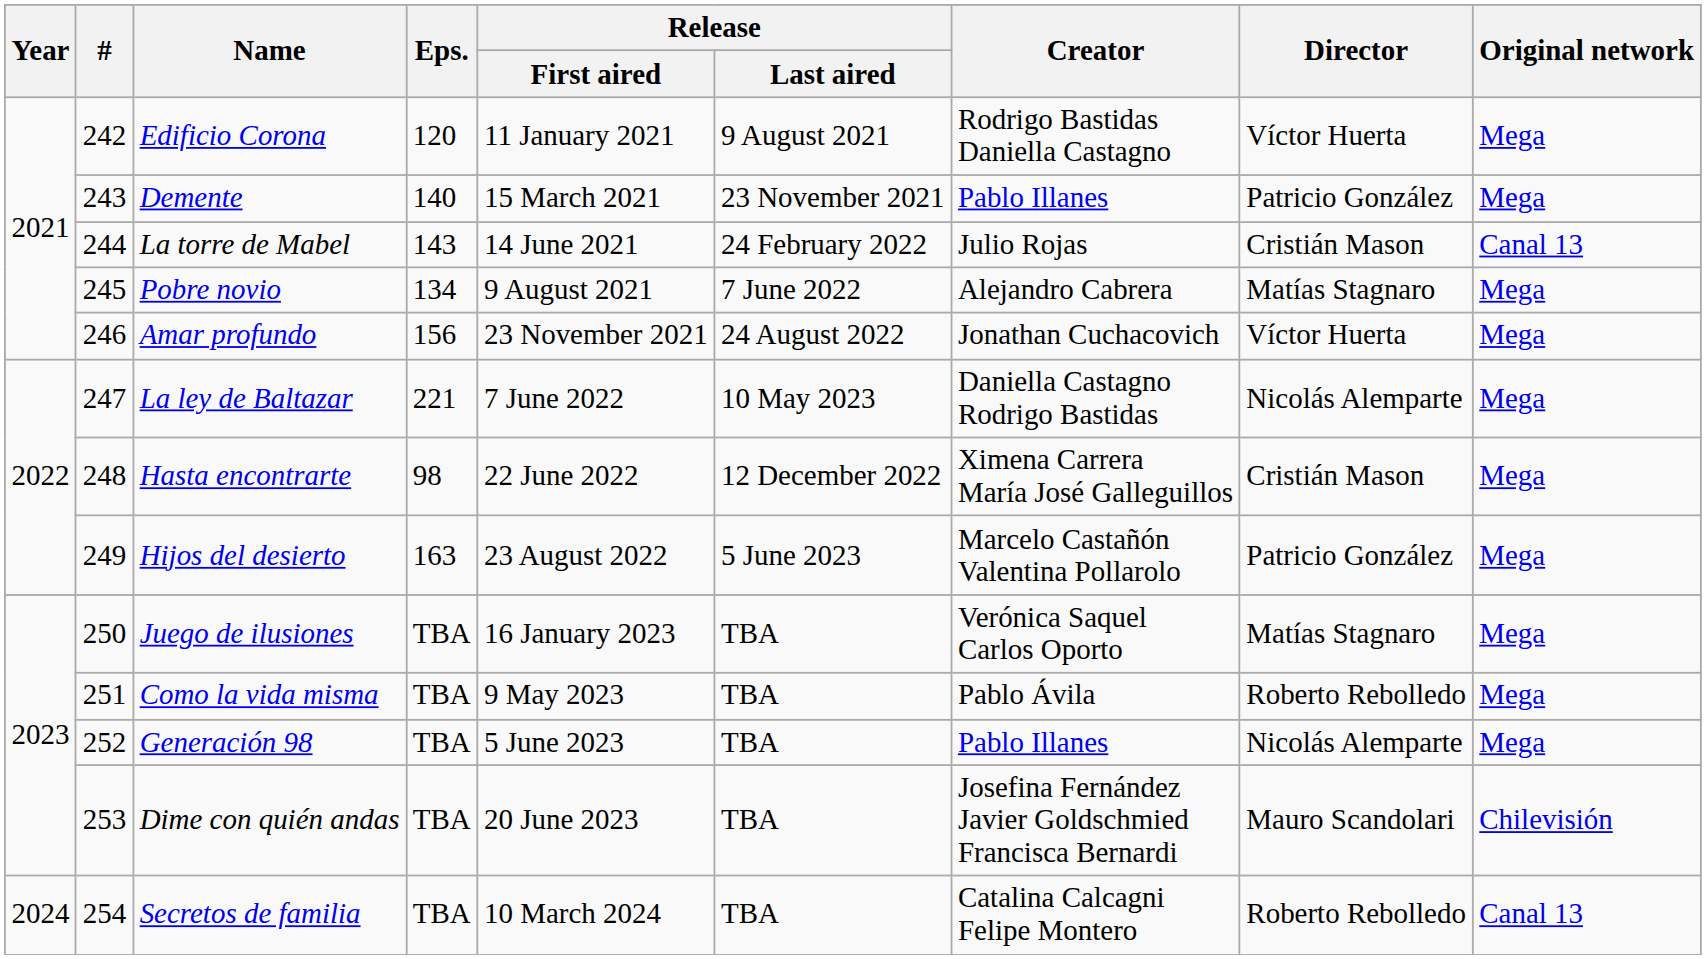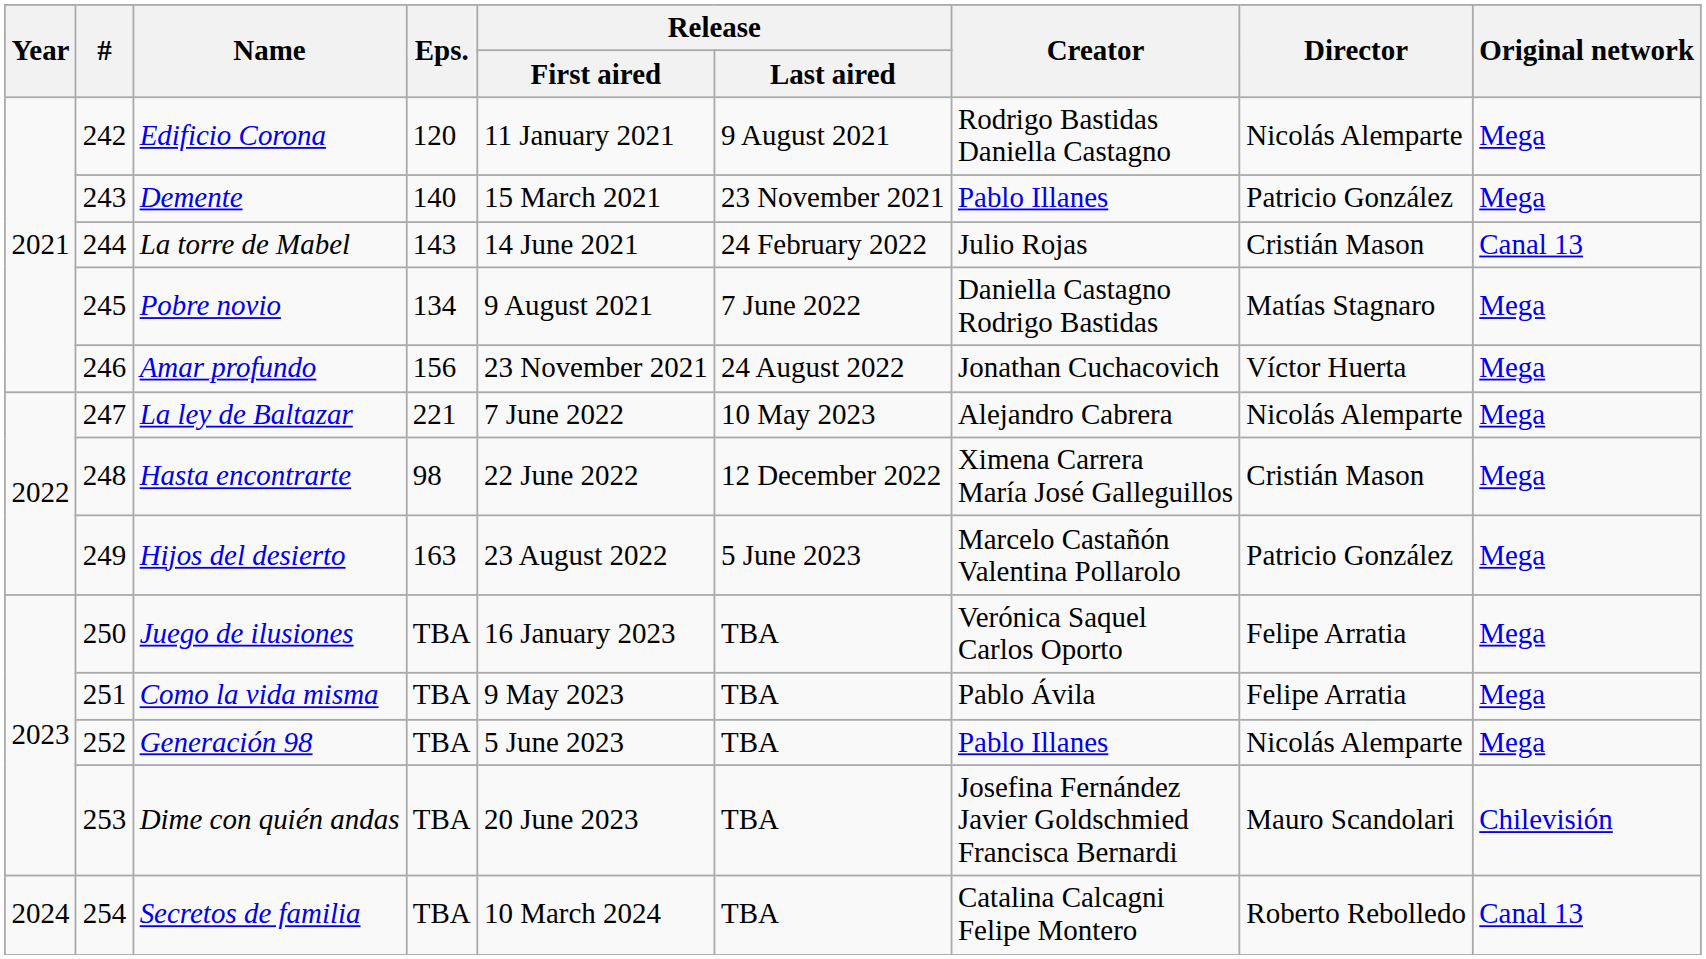(1326, 135) Víctor Huerta -> (1355, 135) Nicolás Alemparte
(1065, 289) Alejandro Cabrera -> (1064, 305) Daniella Castagno Rodrigo Bastidas
(1064, 397) Daniella Castagno Rodrigo Bastidas -> (1065, 414) Alejandro Cabrera
(1341, 633) Matías Stagnaro -> (1326, 633) Felipe Arratia
(1356, 695) Roberto Rebolledo -> (1326, 695) Felipe Arratia
